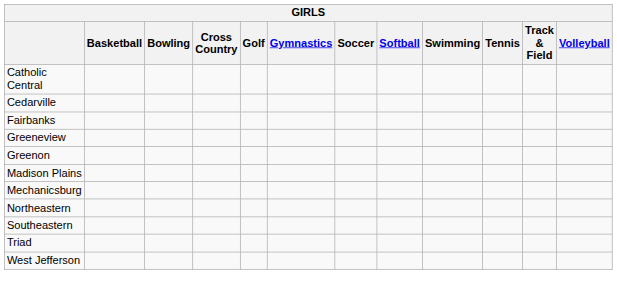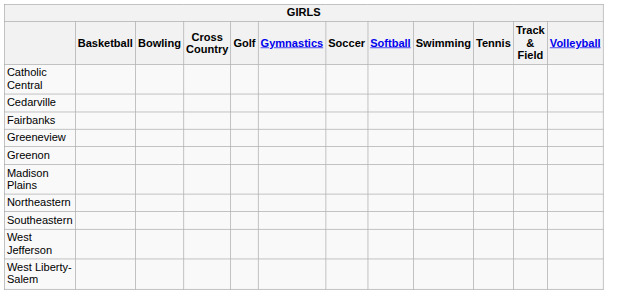- row: (44, 190)
- row: (19, 243)
+ row: (39, 274)
